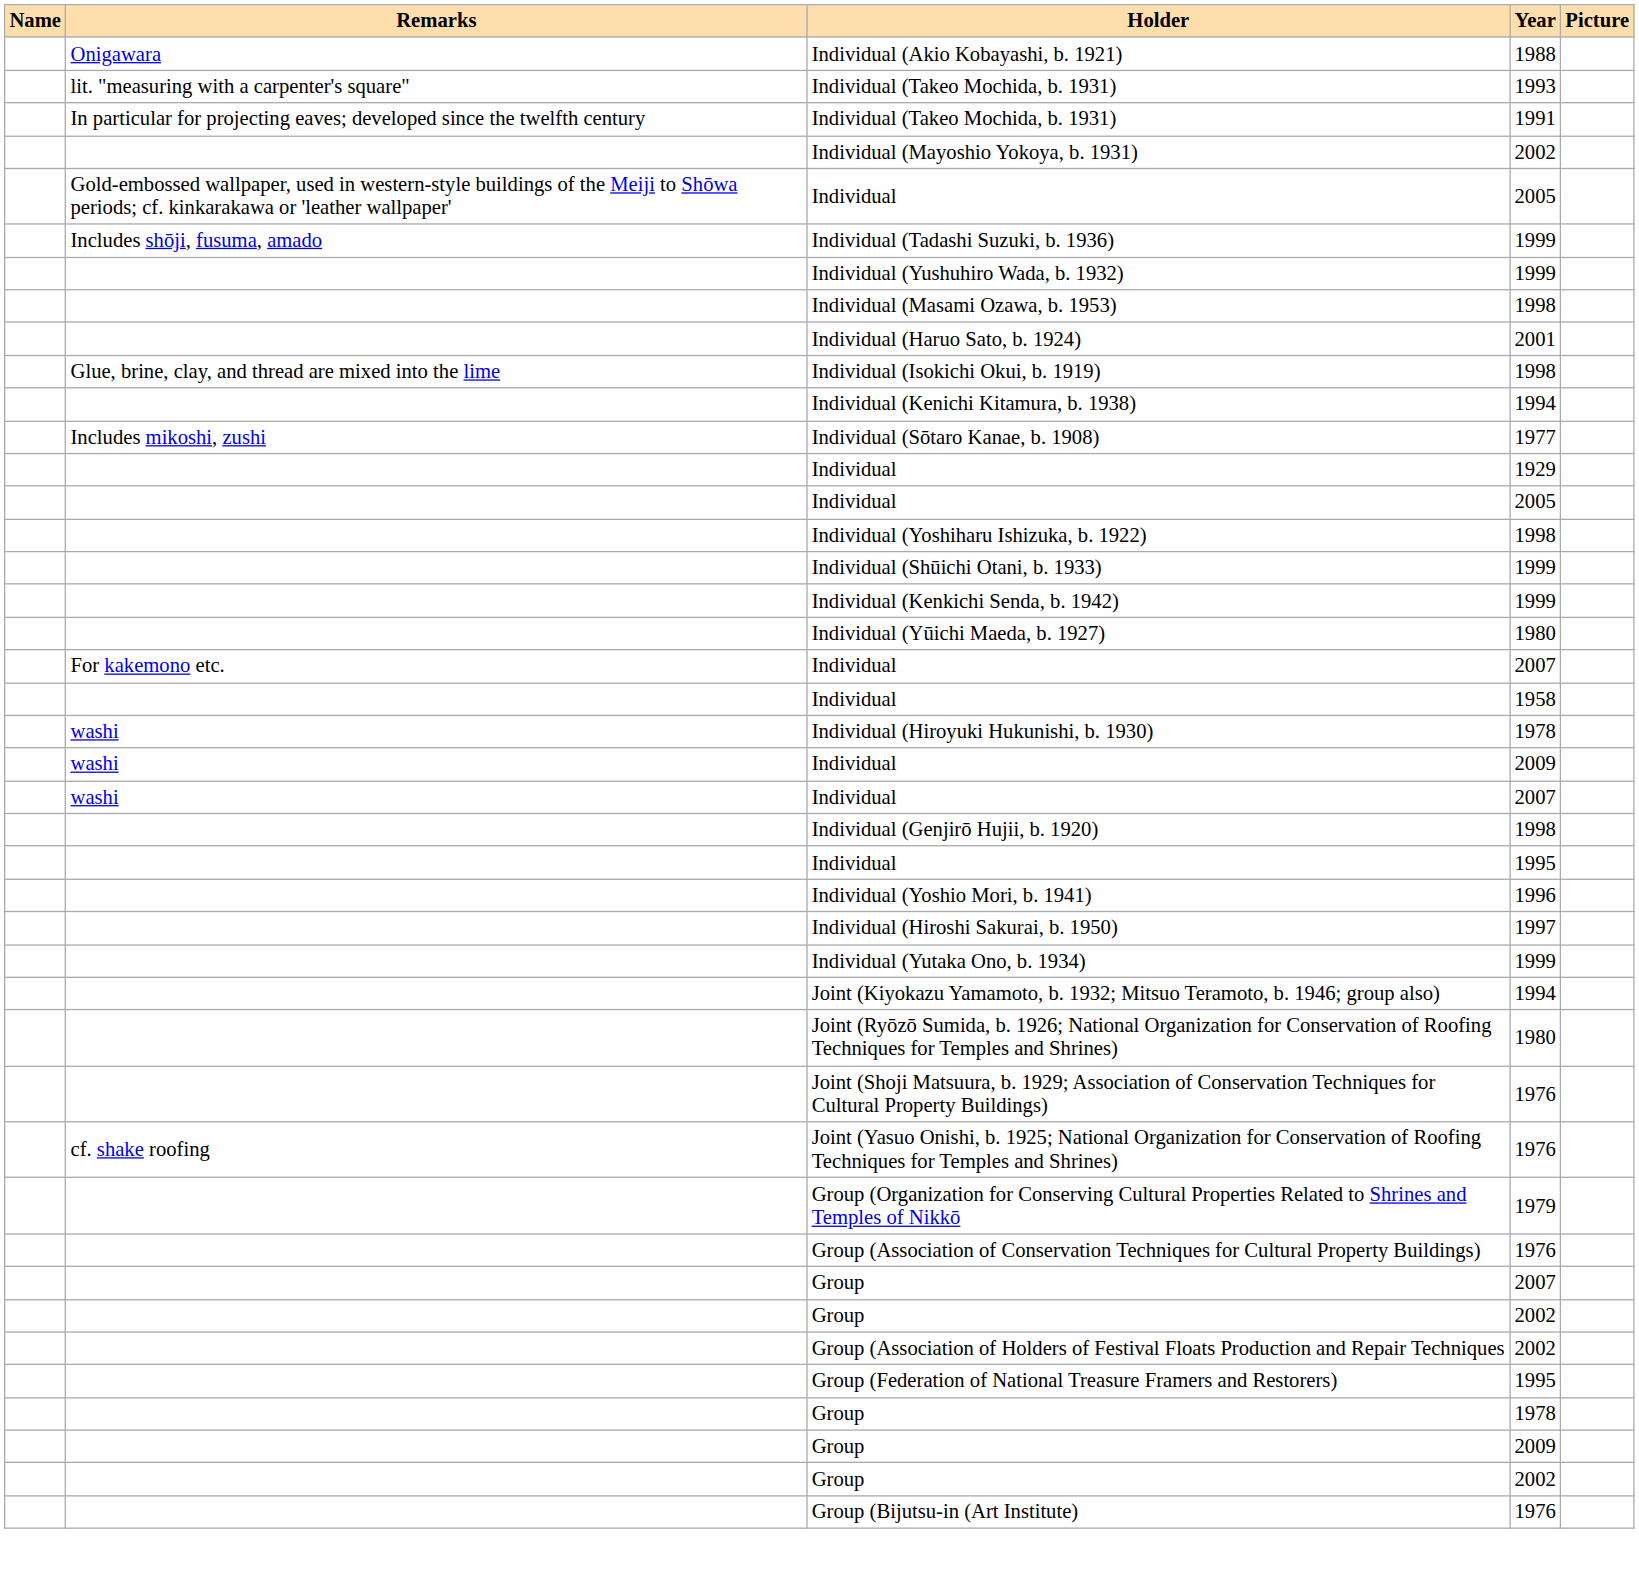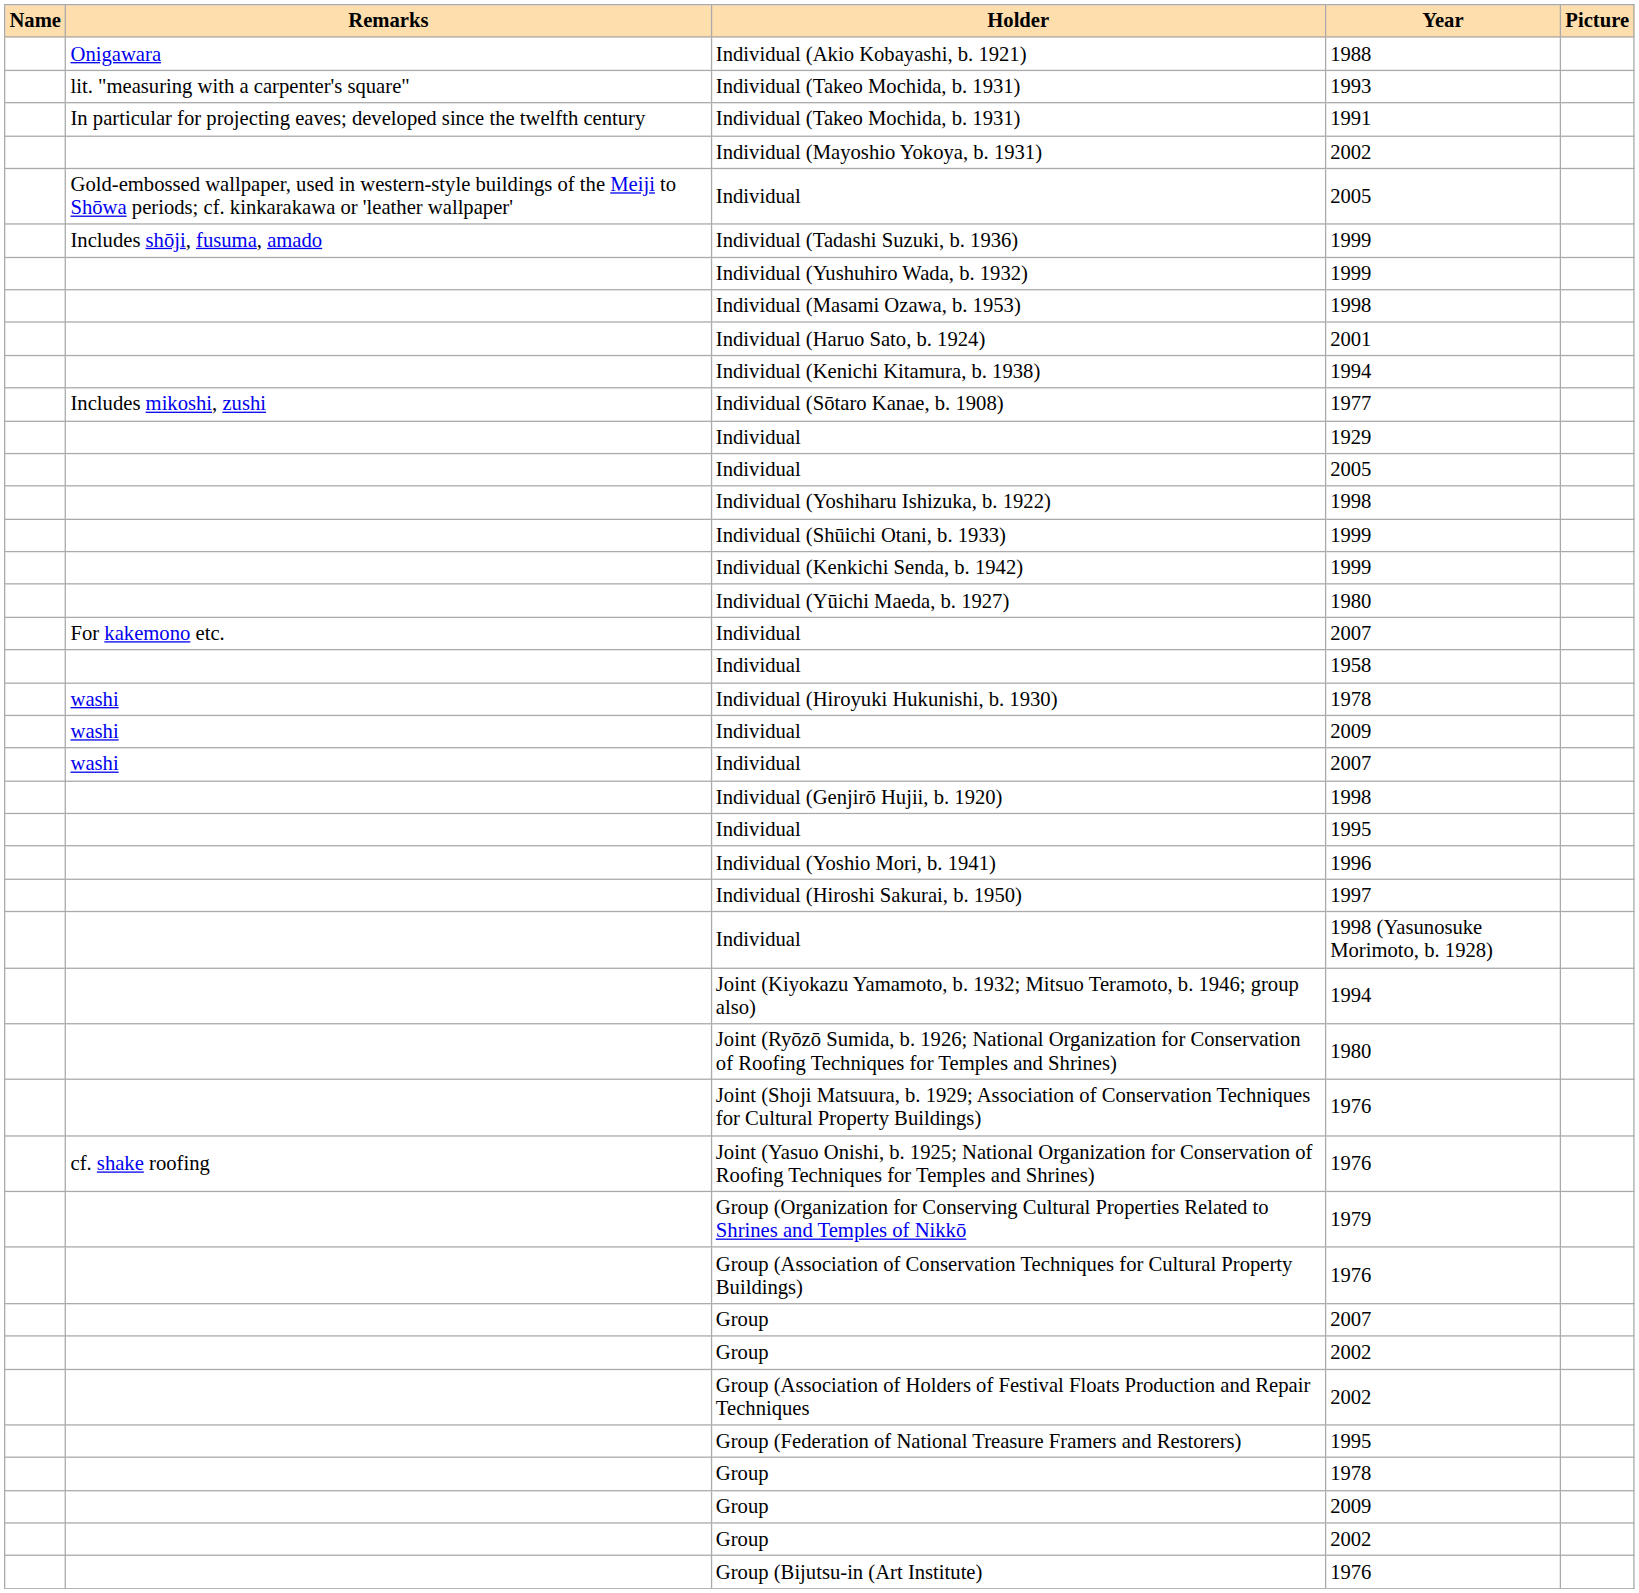- row: (956, 371)
- row: (949, 960)
+ row: (758, 939)
